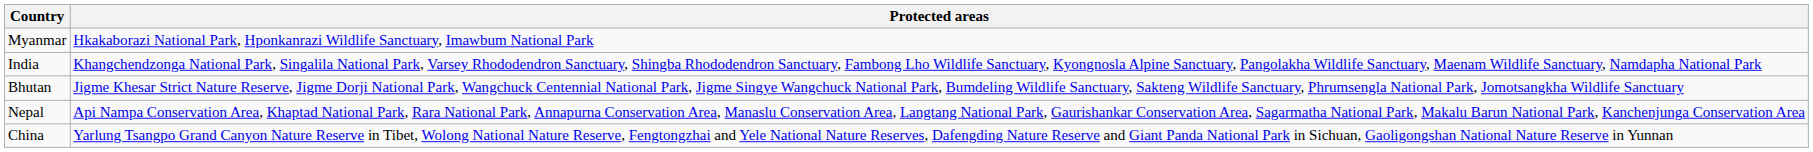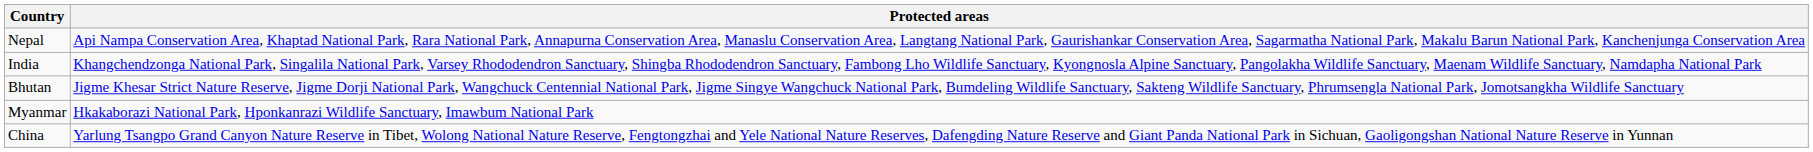rows swapped: (26, 111) <-> (37, 40)
